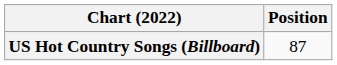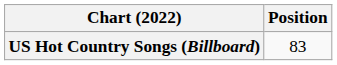(298, 45) 87 -> (298, 45) 83
